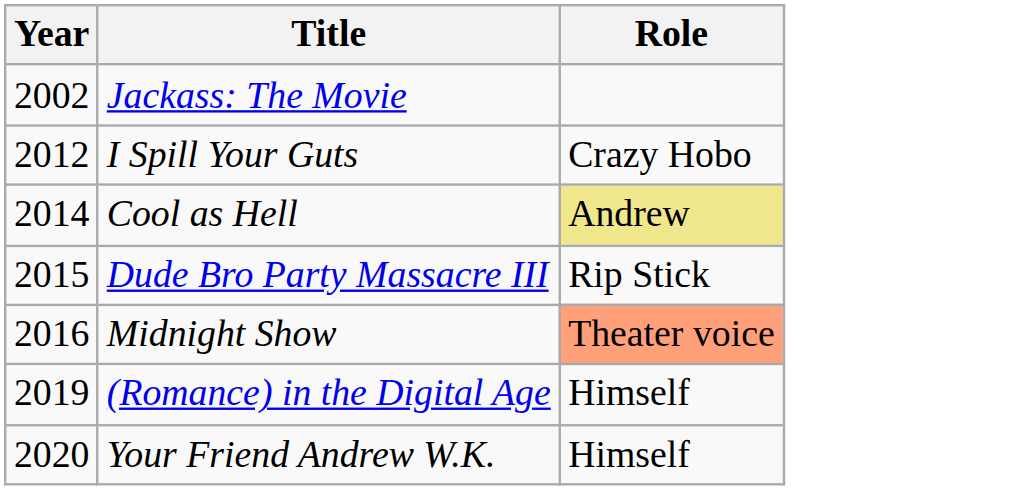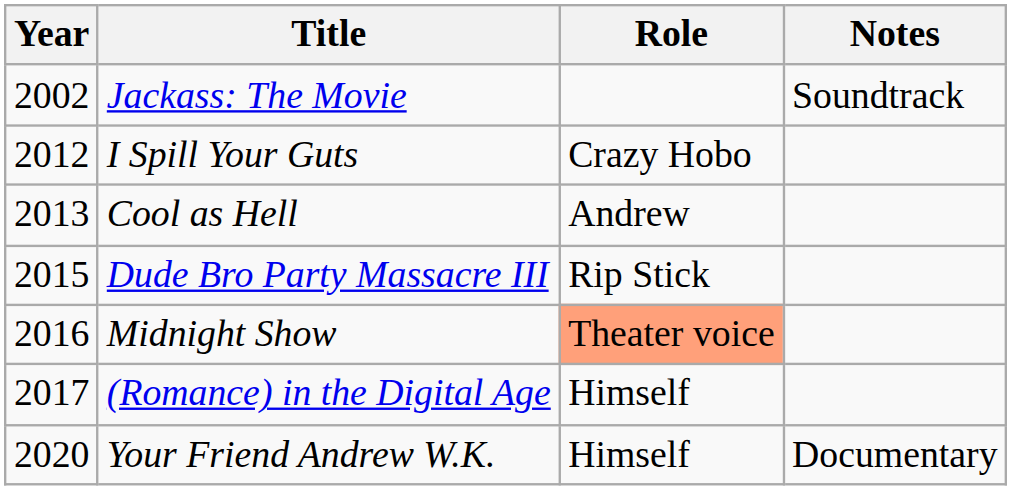+ column: (895, 34)
(52, 214) 2014 -> (52, 214) 2013
(629, 214) khaki background -> (629, 214) no background
(52, 393) 2019 -> (52, 393) 2017
